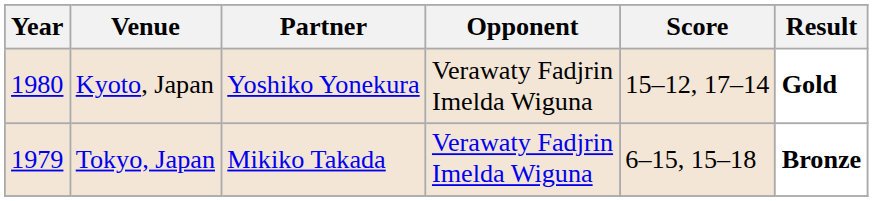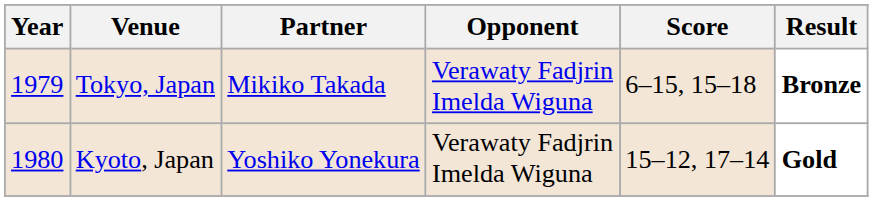rows swapped: (145, 159) <-> (145, 85)
